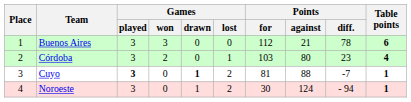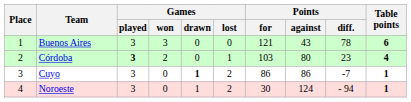(266, 43) 112 -> (266, 43) 121
(306, 43) 21 -> (306, 43) 43
(133, 58) normal -> (133, 58) bold
(133, 74) bold -> (133, 74) normal
(266, 74) 81 -> (266, 74) 86
(306, 74) 88 -> (306, 74) 86
